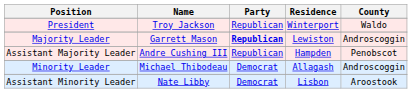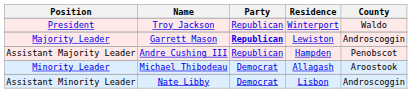(374, 67) Androscoggin -> (374, 67) Aroostook
(374, 81) Aroostook -> (374, 81) Androscoggin
